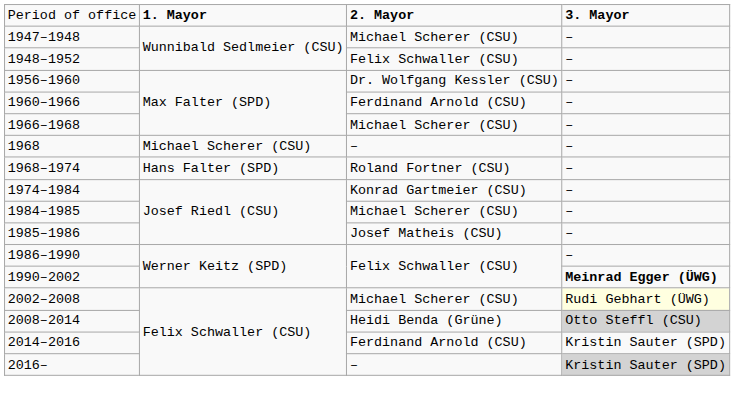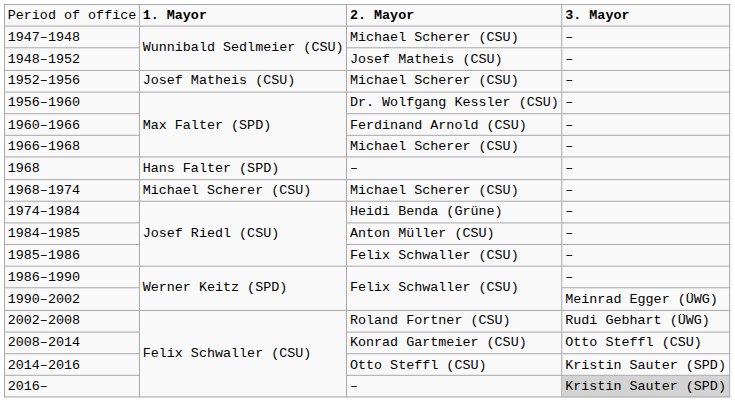(434, 59) Felix Schwaller (CSU) -> (426, 59) Josef Matheis (CSU)
+ row: (44, 81)
(227, 146) Michael Scherer (CSU) -> (211, 168) Hans Falter (SPD)
(211, 168) Hans Falter (SPD) -> (227, 190) Michael Scherer (CSU)
(430, 168) Roland Fortner (CSU) -> (434, 190) Michael Scherer (CSU)
(438, 190) Konrad Gartmeier (CSU) -> (426, 212) Heidi Benda (Grüne)
(434, 212) Michael Scherer (CSU) -> (422, 234) Anton Müller (CSU)
(426, 234) Josef Matheis (CSU) -> (434, 255) Felix Schwaller (CSU)
(642, 277) bold -> (642, 299) normal
(434, 299) Michael Scherer (CSU) -> (430, 321) Roland Fortner (CSU)
(638, 299) lightyellow background -> (638, 321) no background
(426, 321) Heidi Benda (Grüne) -> (438, 343) Konrad Gartmeier (CSU)
(634, 321) lightgrey background -> (634, 343) no background
(438, 343) Ferdinand Arnold (CSU) -> (418, 365) Otto Steffl (CSU)
